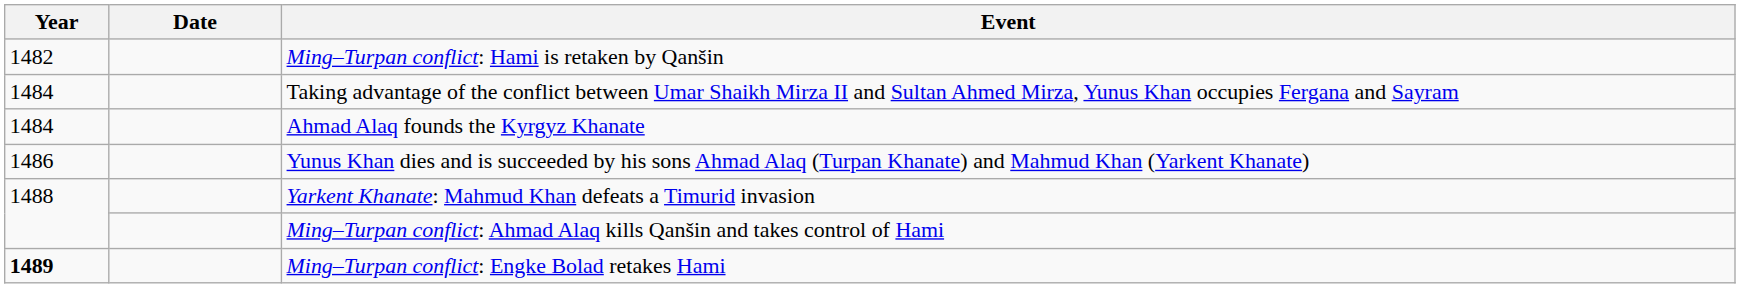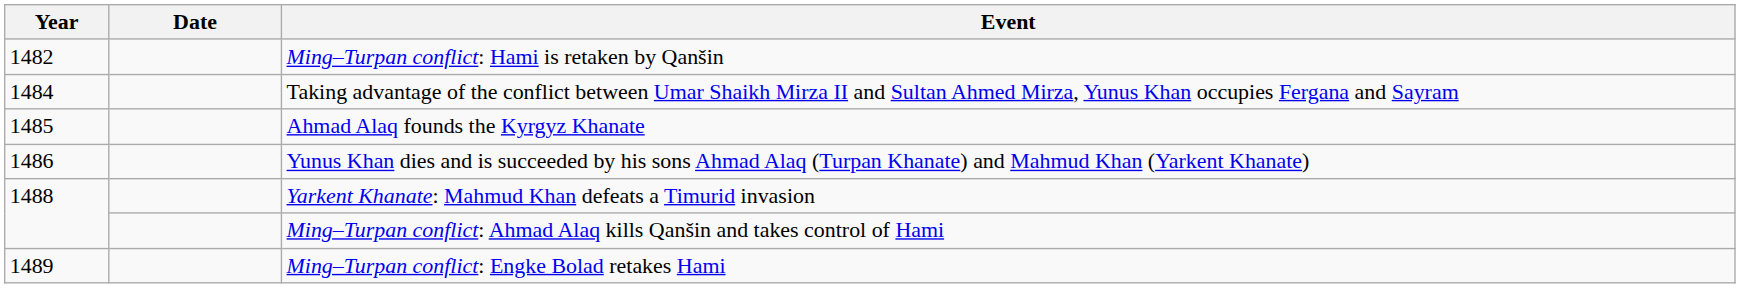(32, 126) 1484 -> (32, 126) 1485
(32, 265) bold -> (32, 265) normal
